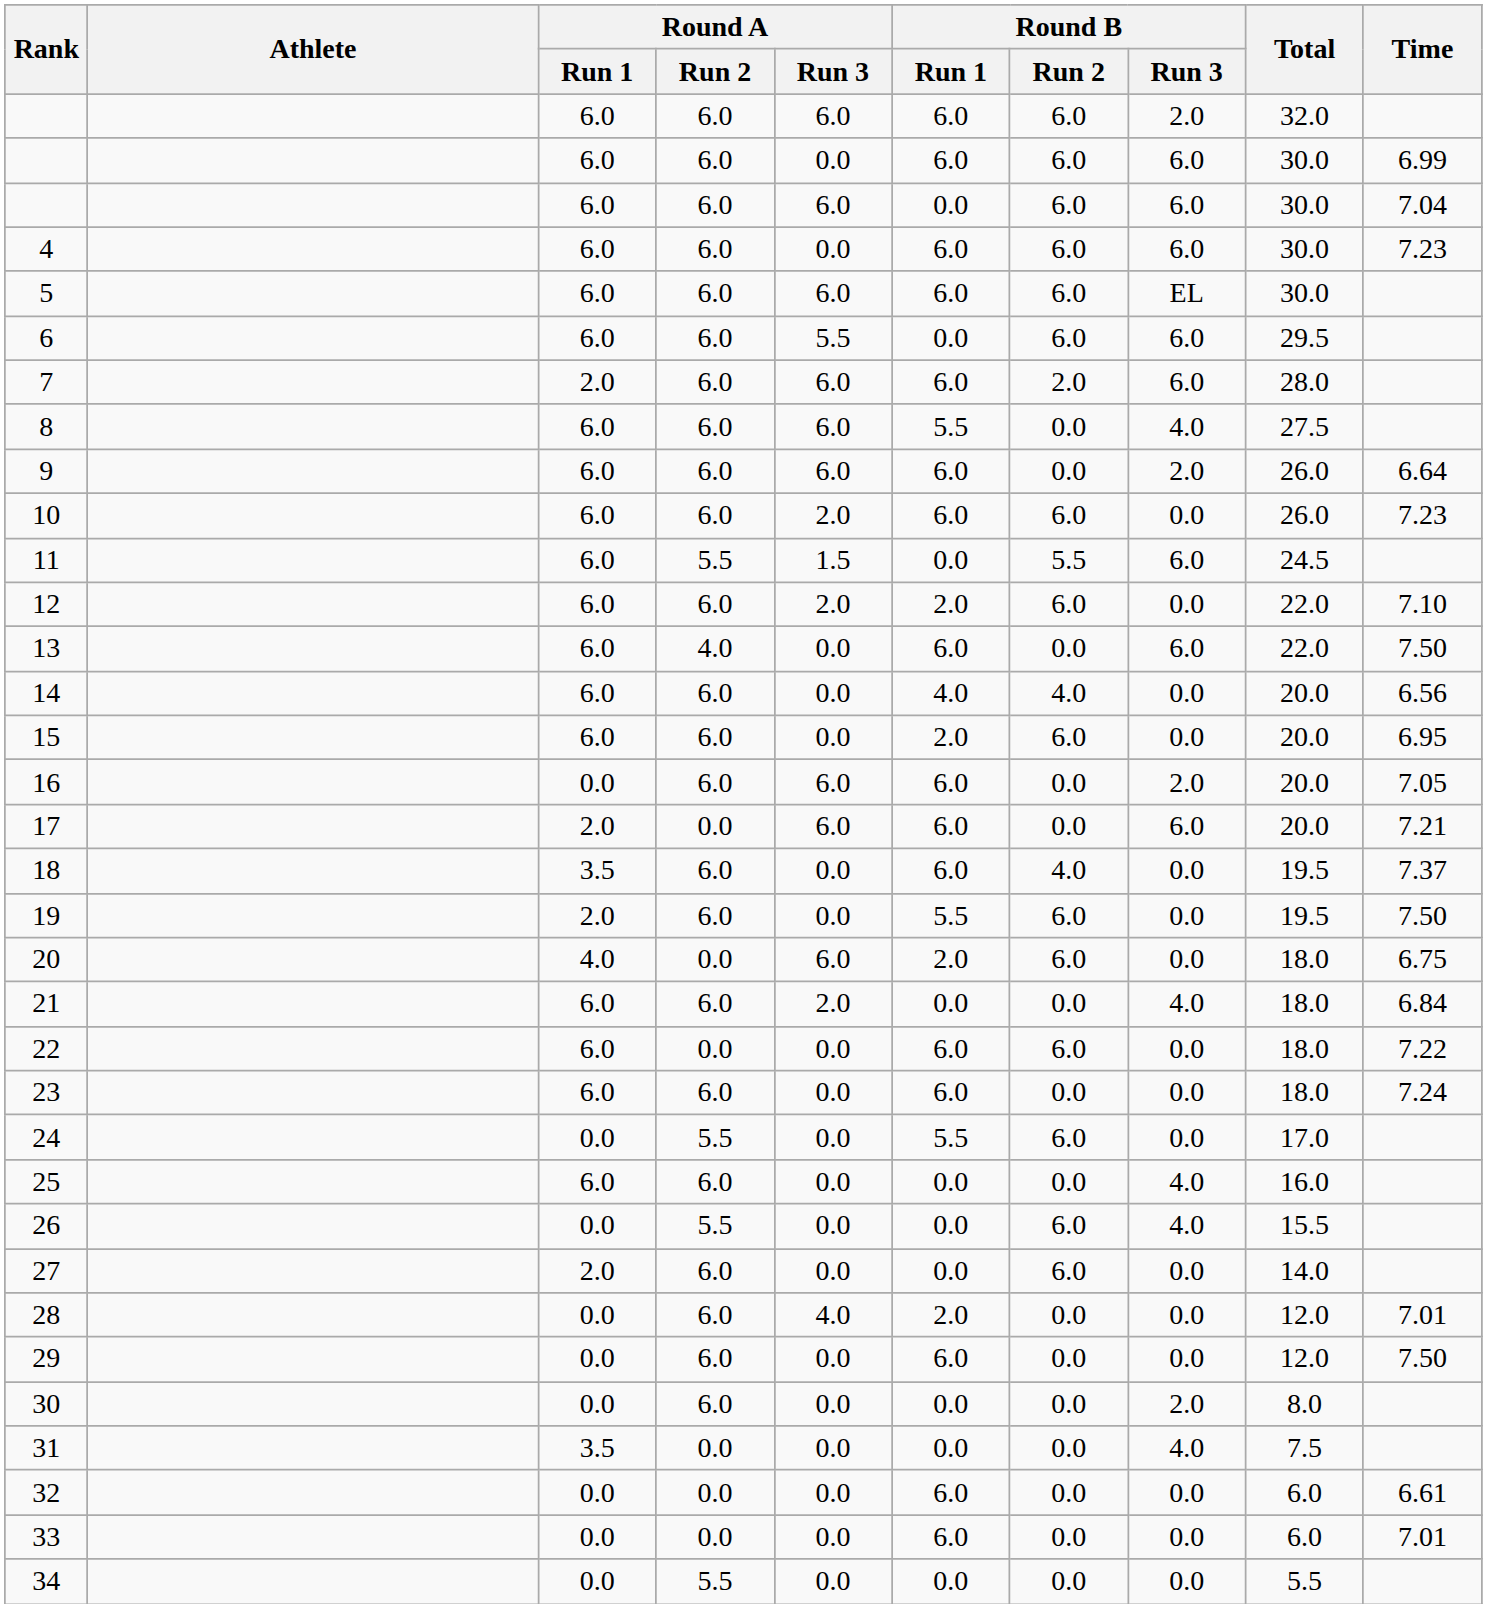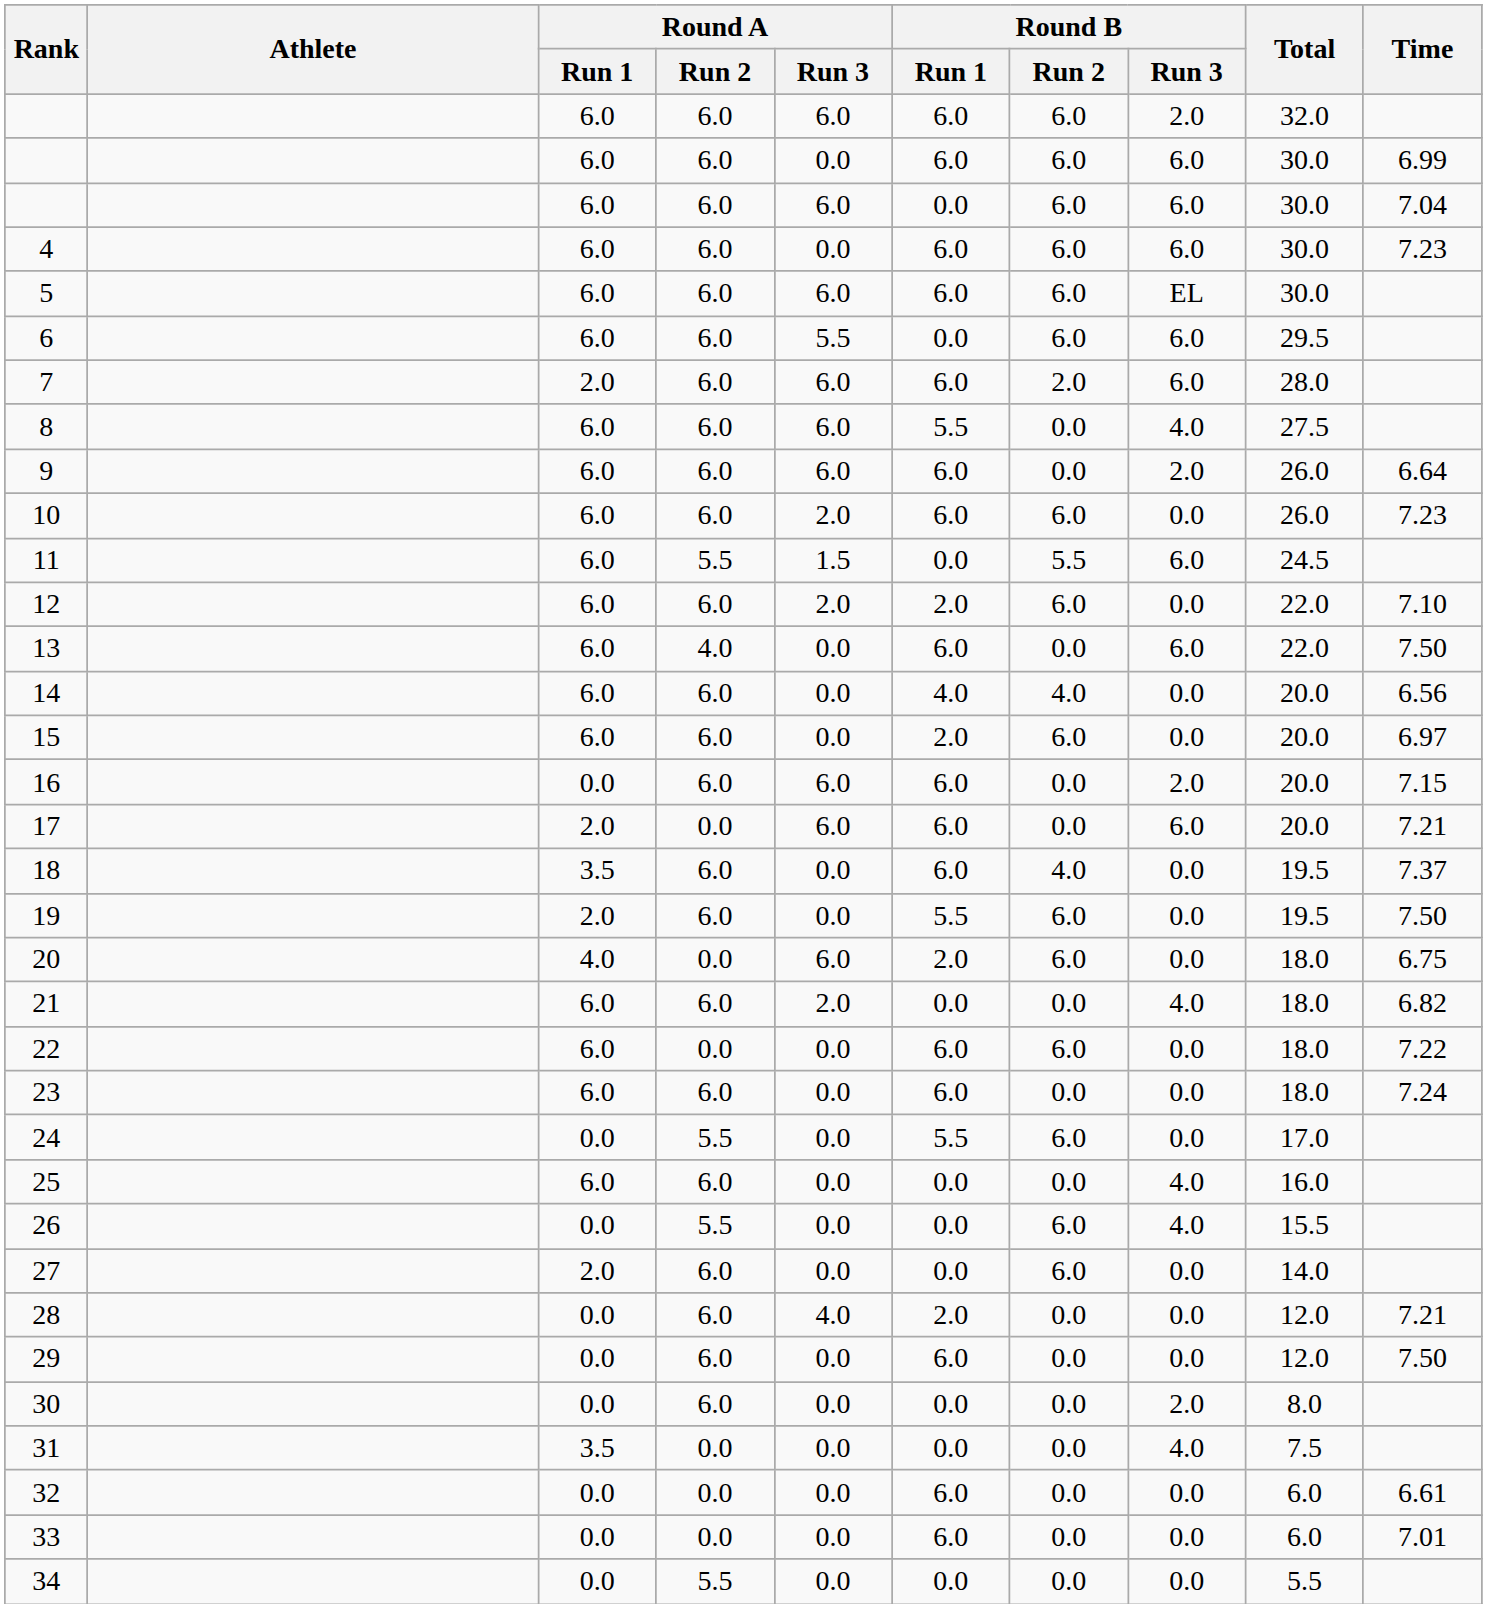(1422, 737) 6.95 -> (1422, 737) 6.97
(1422, 781) 7.05 -> (1422, 781) 7.15
(1422, 1003) 6.84 -> (1422, 1003) 6.82
(1422, 1314) 7.01 -> (1422, 1314) 7.21
